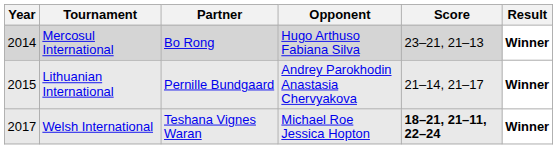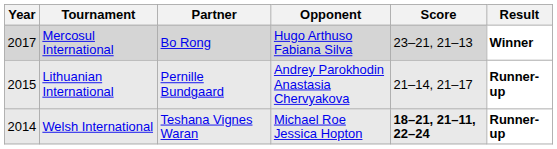(22, 43) 2014 -> (22, 43) 2017
(527, 85) Winner -> (514, 85) Runner-up
(22, 127) 2017 -> (22, 127) 2014
(527, 127) Winner -> (514, 127) Runner-up
